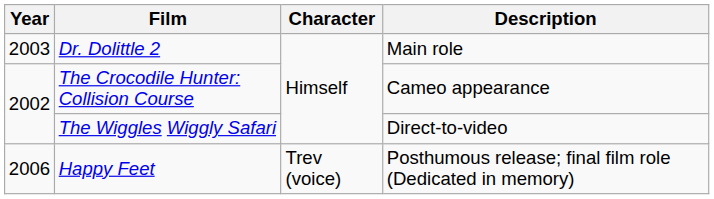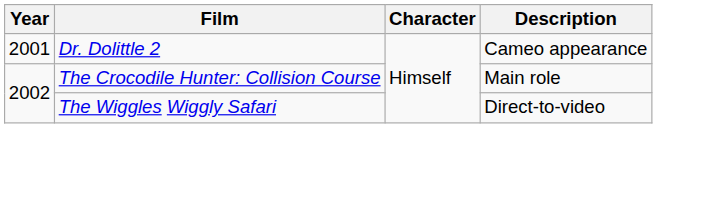(30, 48) 2003 -> (30, 48) 2001
(425, 48) Main role -> (566, 48) Cameo appearance
(468, 88) Cameo appearance -> (522, 78) Main role
- row: (107, 168)
